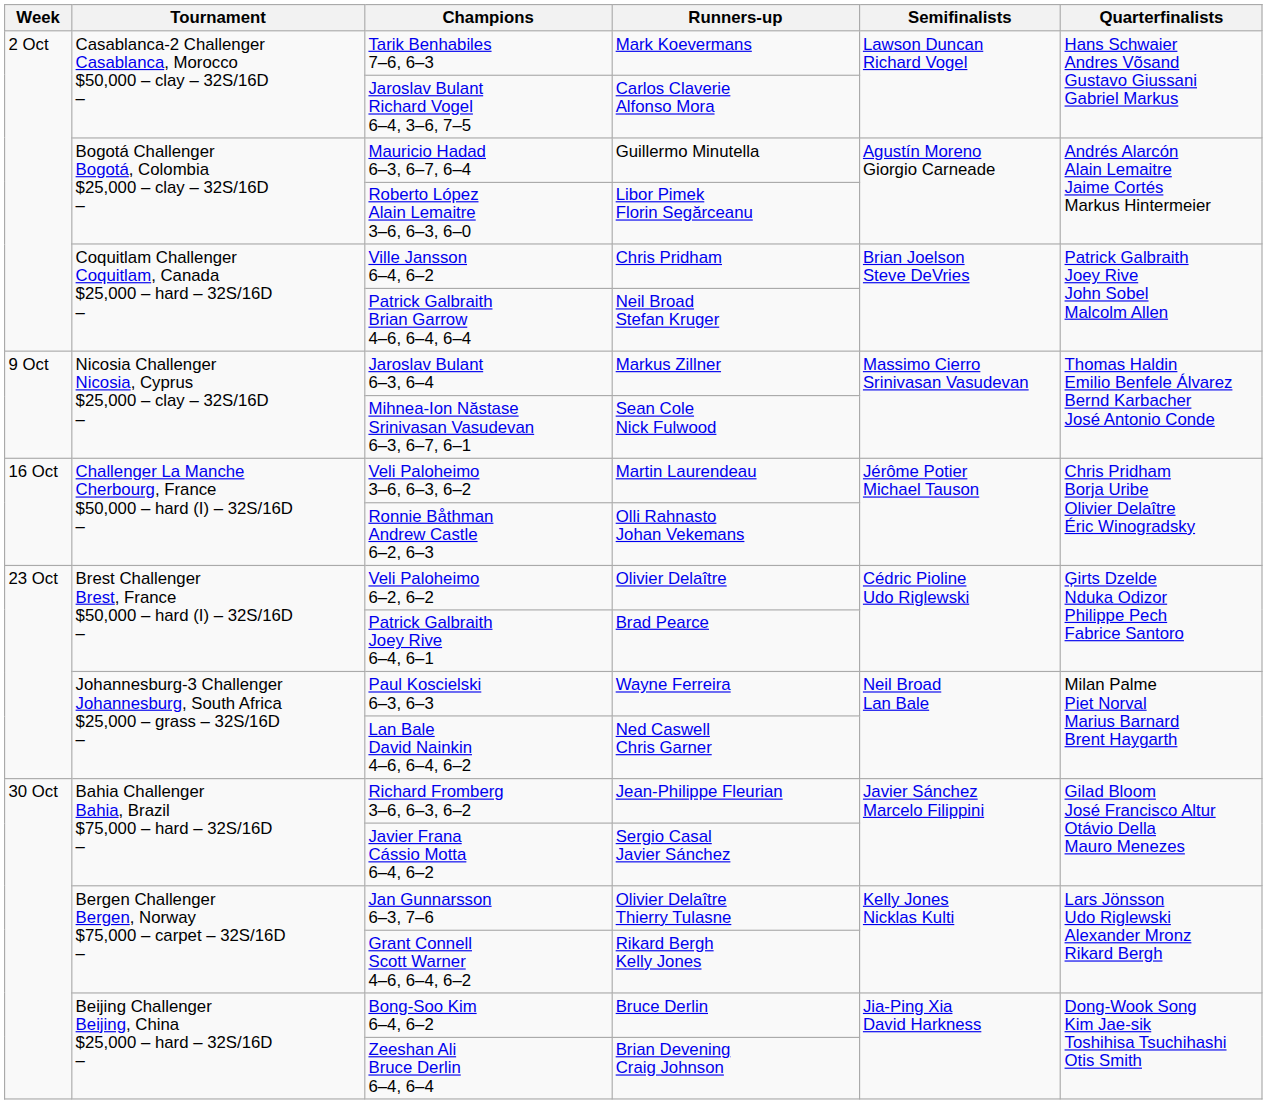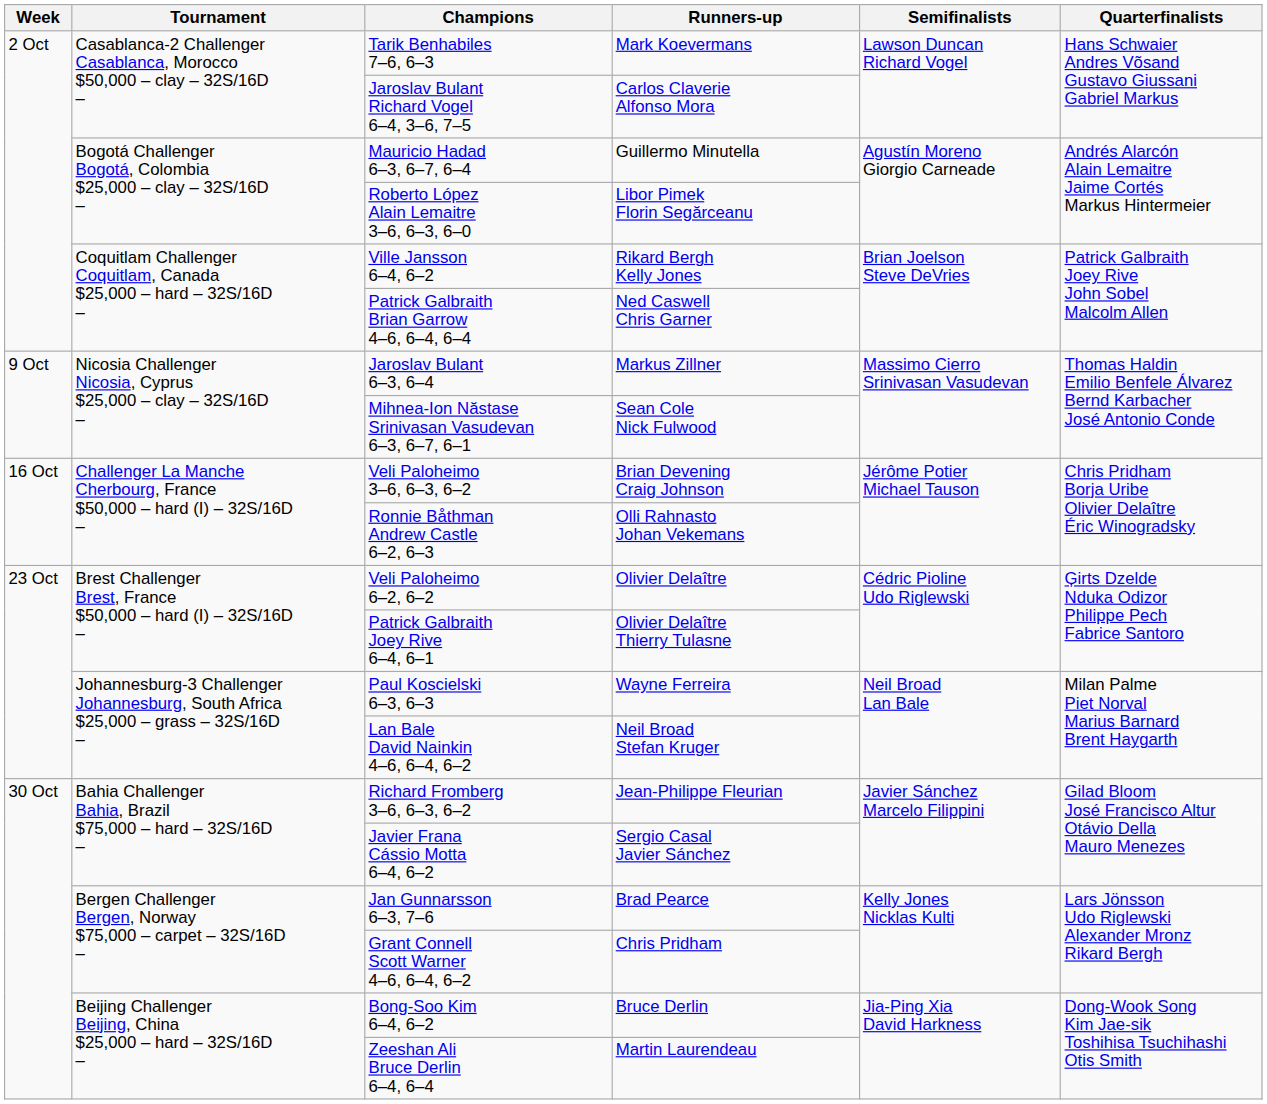(669, 257) Chris Pridham -> (665, 266) Rikard Bergh Kelly Jones
(667, 311) Neil Broad Stefan Kruger -> (664, 311) Ned Caswell Chris Garner
(686, 471) Martin Laurendeau -> (673, 480) Brian Devening Craig Johnson
(662, 622) Brad Pearce -> (674, 631) Olivier Delaître Thierry Tulasne
(664, 738) Ned Caswell Chris Garner -> (667, 738) Neil Broad Stefan Kruger
(674, 908) Olivier Delaître Thierry Tulasne -> (662, 898) Brad Pearce
(665, 952) Rikard Bergh Kelly Jones -> (669, 943) Chris Pridham
(673, 1059) Brian Devening Craig Johnson -> (686, 1050) Martin Laurendeau
